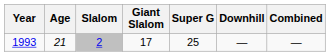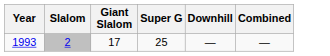- column: (60, 19)
